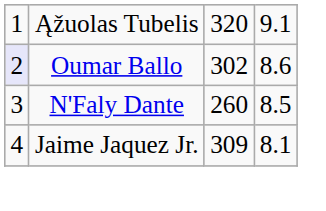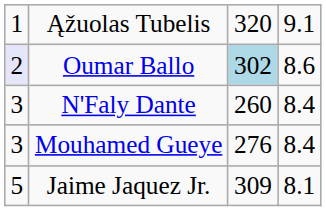(229, 64) no background -> (253, 64) lightblue background
(276, 104) 8.5 -> (299, 104) 8.4
+ row: (129, 144)
(17, 144) 4 -> (17, 184) 5
